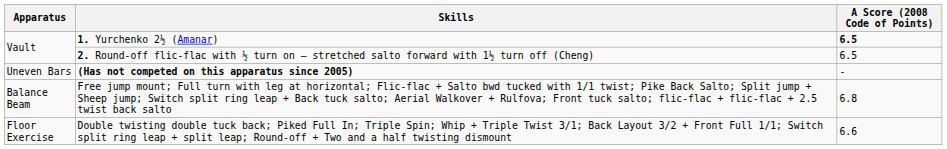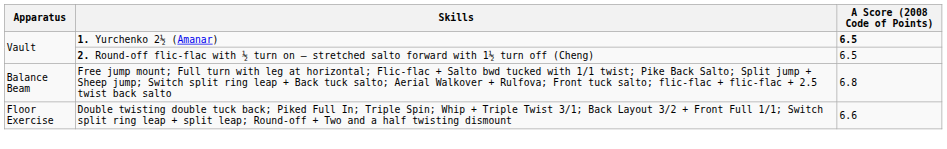- row: (216, 71)
